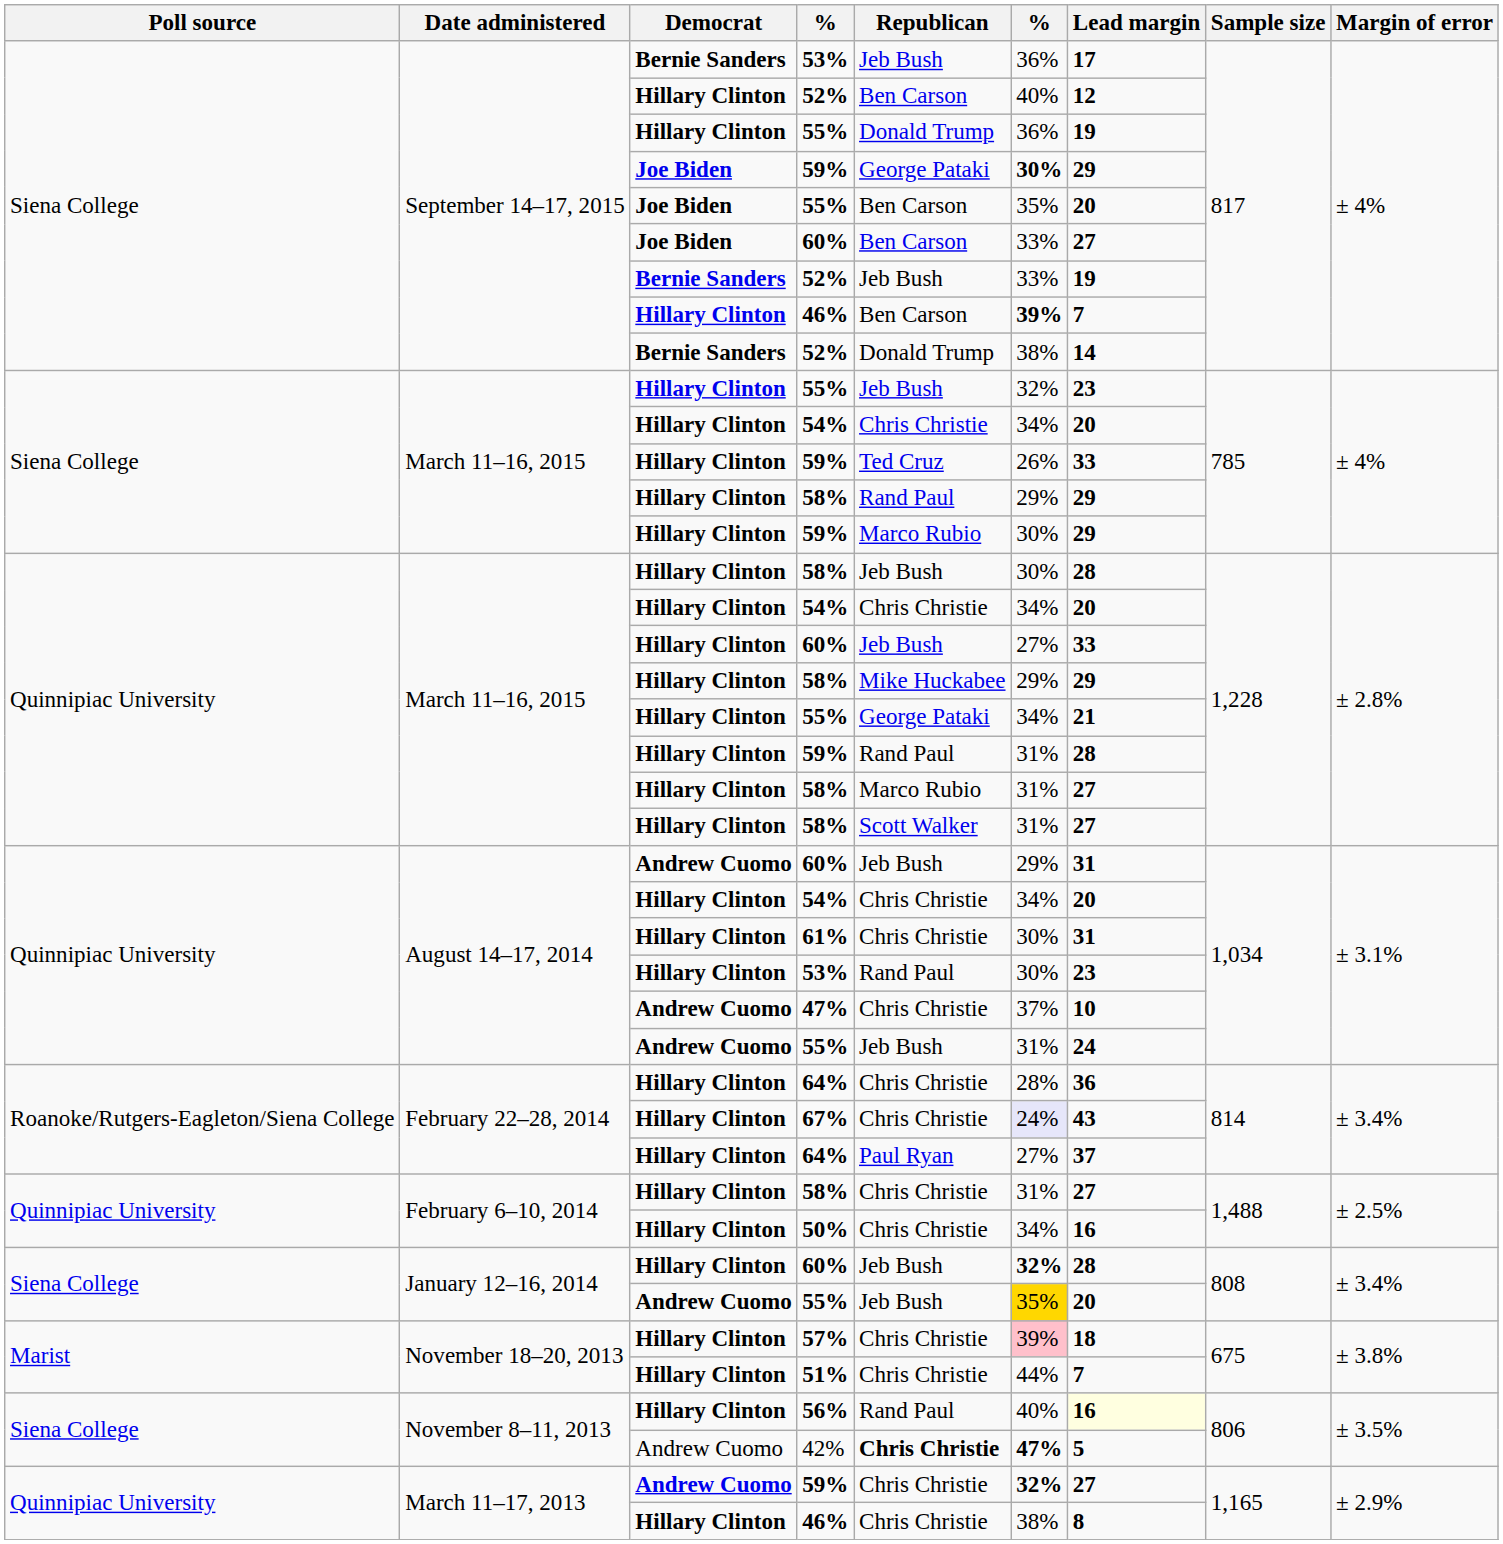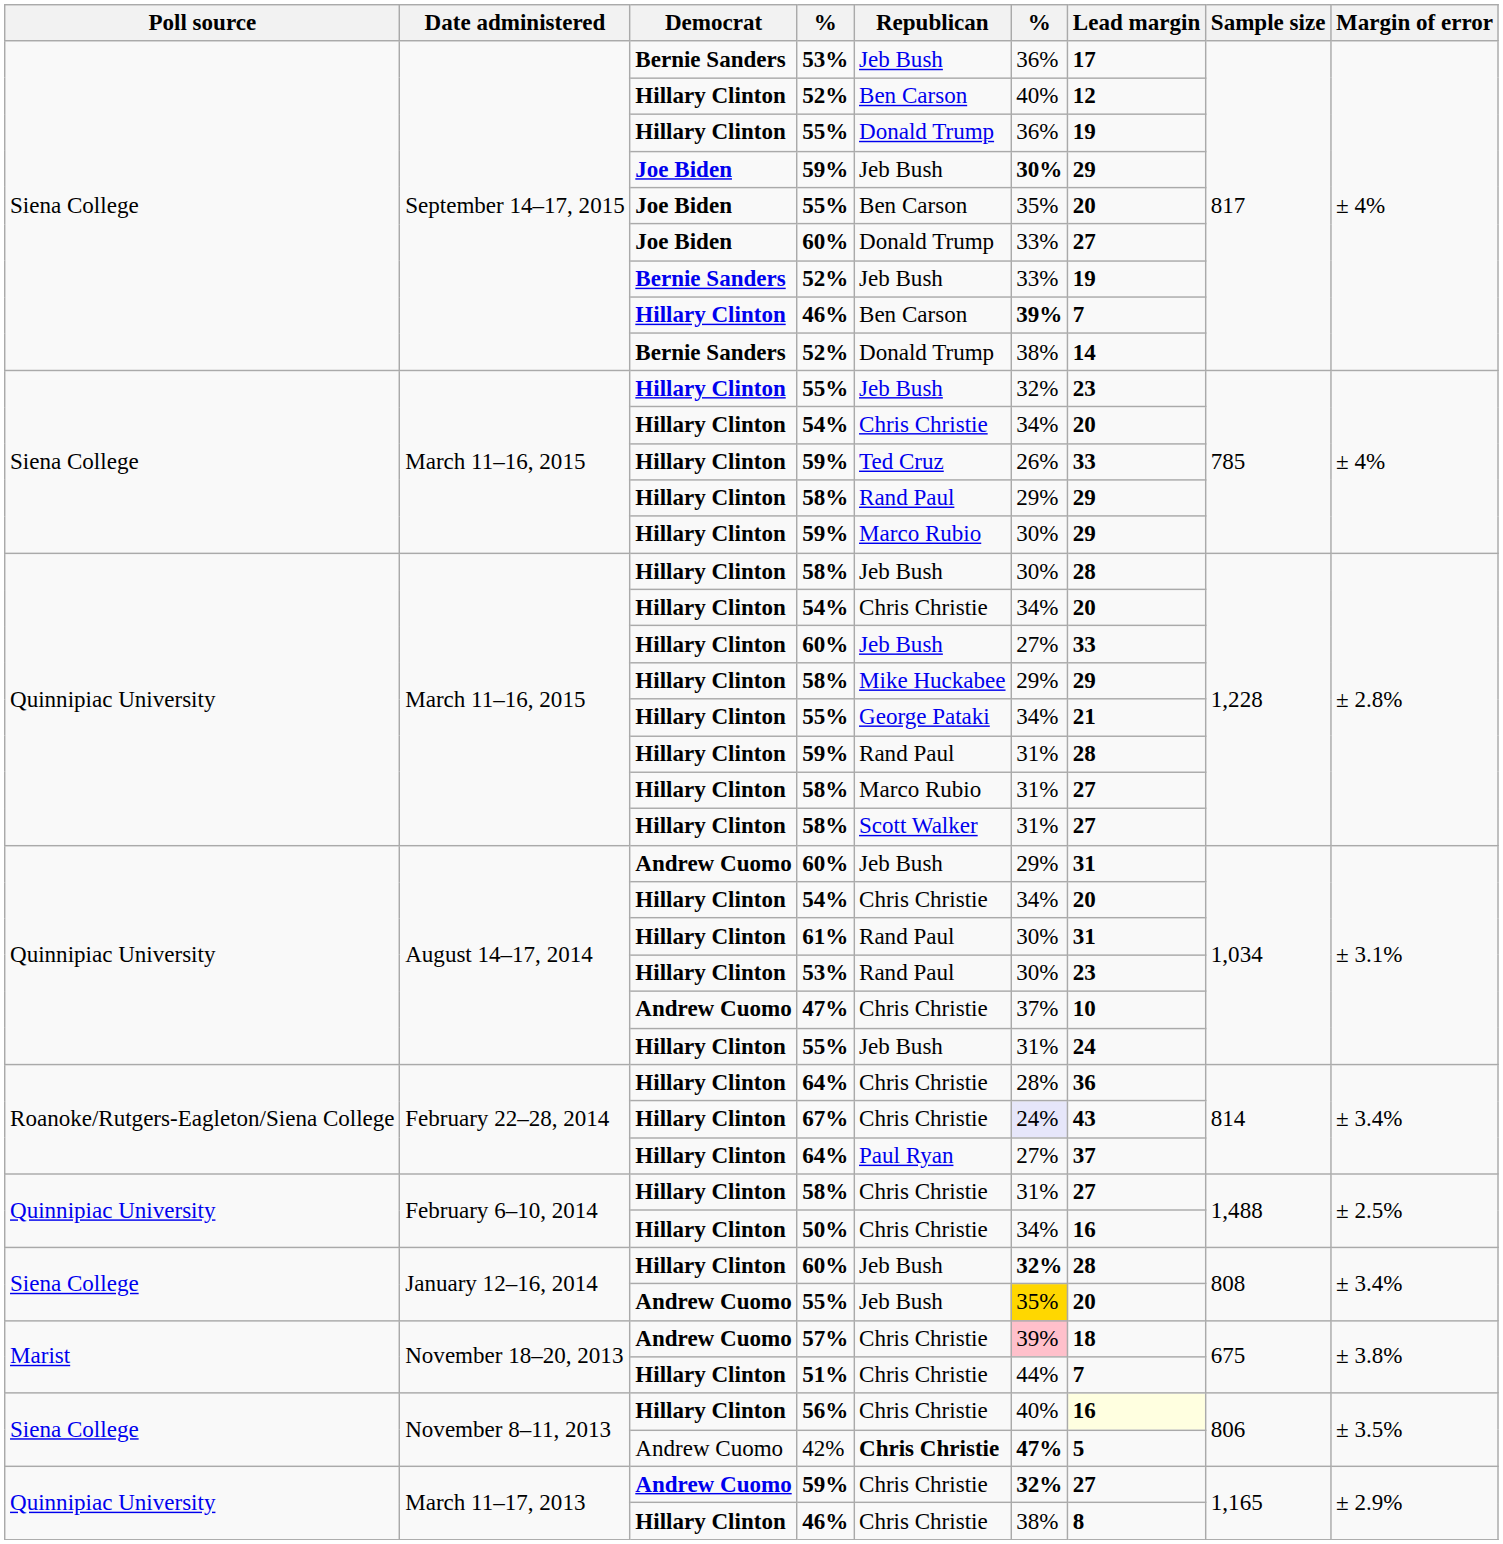(924, 168) George Pataki -> (901, 168) Jeb Bush
(913, 242) Ben Carson -> (927, 242) Donald Trump
(923, 936) Chris Christie -> (907, 936) Rand Paul
(714, 1045) Andrew Cuomo -> (711, 1045) Hillary Clinton
(711, 1338) Hillary Clinton -> (714, 1338) Andrew Cuomo
(907, 1411) Rand Paul -> (923, 1411) Chris Christie
